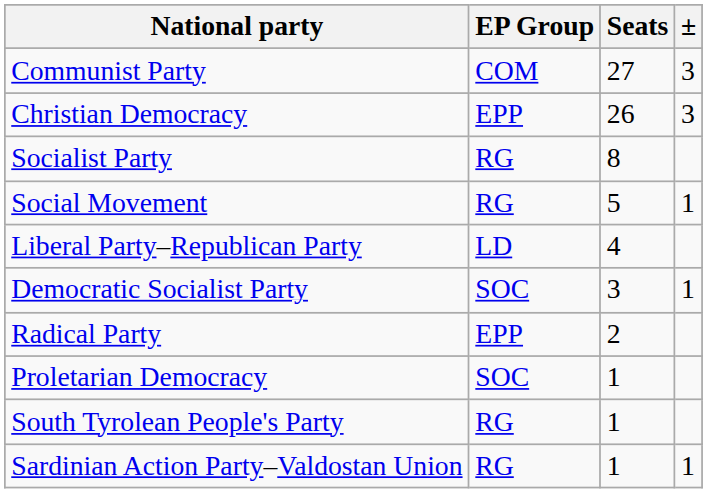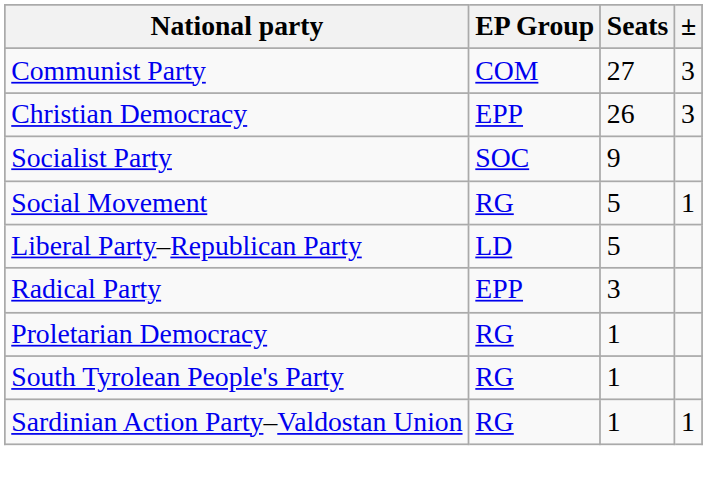(495, 158) RG -> (502, 158) SOC
(614, 158) 8 -> (614, 158) 9
(614, 245) 4 -> (614, 245) 5
- row: (160, 289)
(614, 333) 2 -> (614, 289) 3
(502, 377) SOC -> (495, 333) RG
